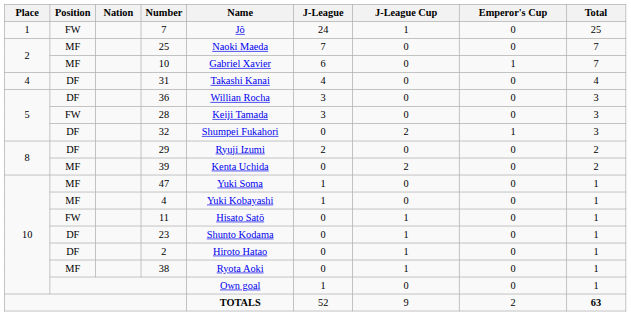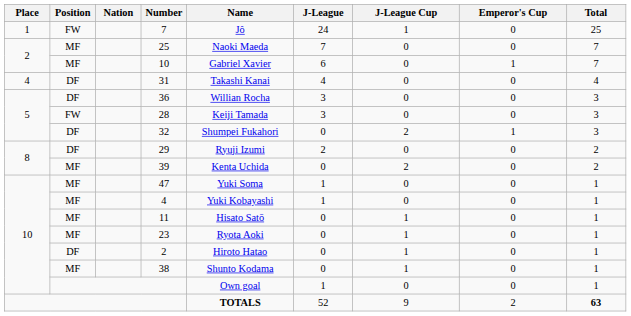(73, 217) FW -> (73, 217) MF
(73, 234) DF -> (73, 234) MF
(240, 234) Shunto Kodama -> (240, 234) Ryota Aoki
(240, 268) Ryota Aoki -> (240, 268) Shunto Kodama
